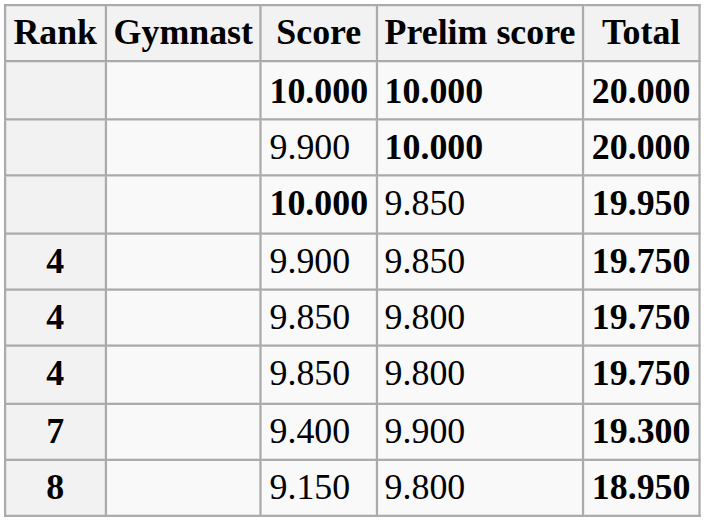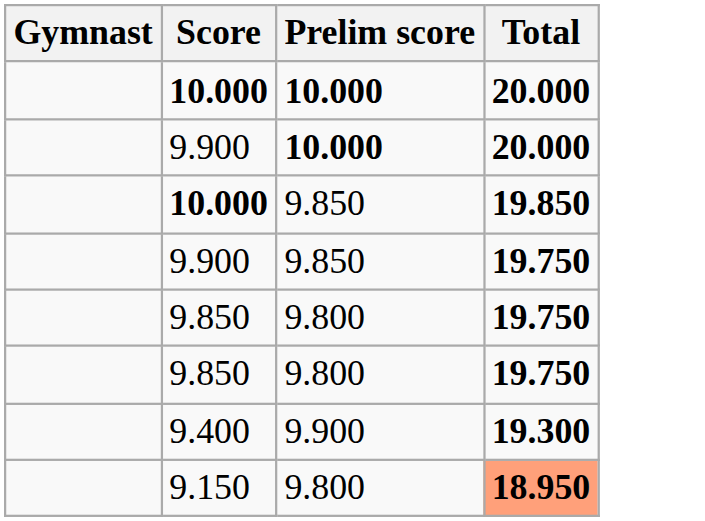- column: (55, 32)
(641, 203) 19.950 -> (541, 203) 19.850
(641, 487) no background -> (541, 487) lightsalmon background
